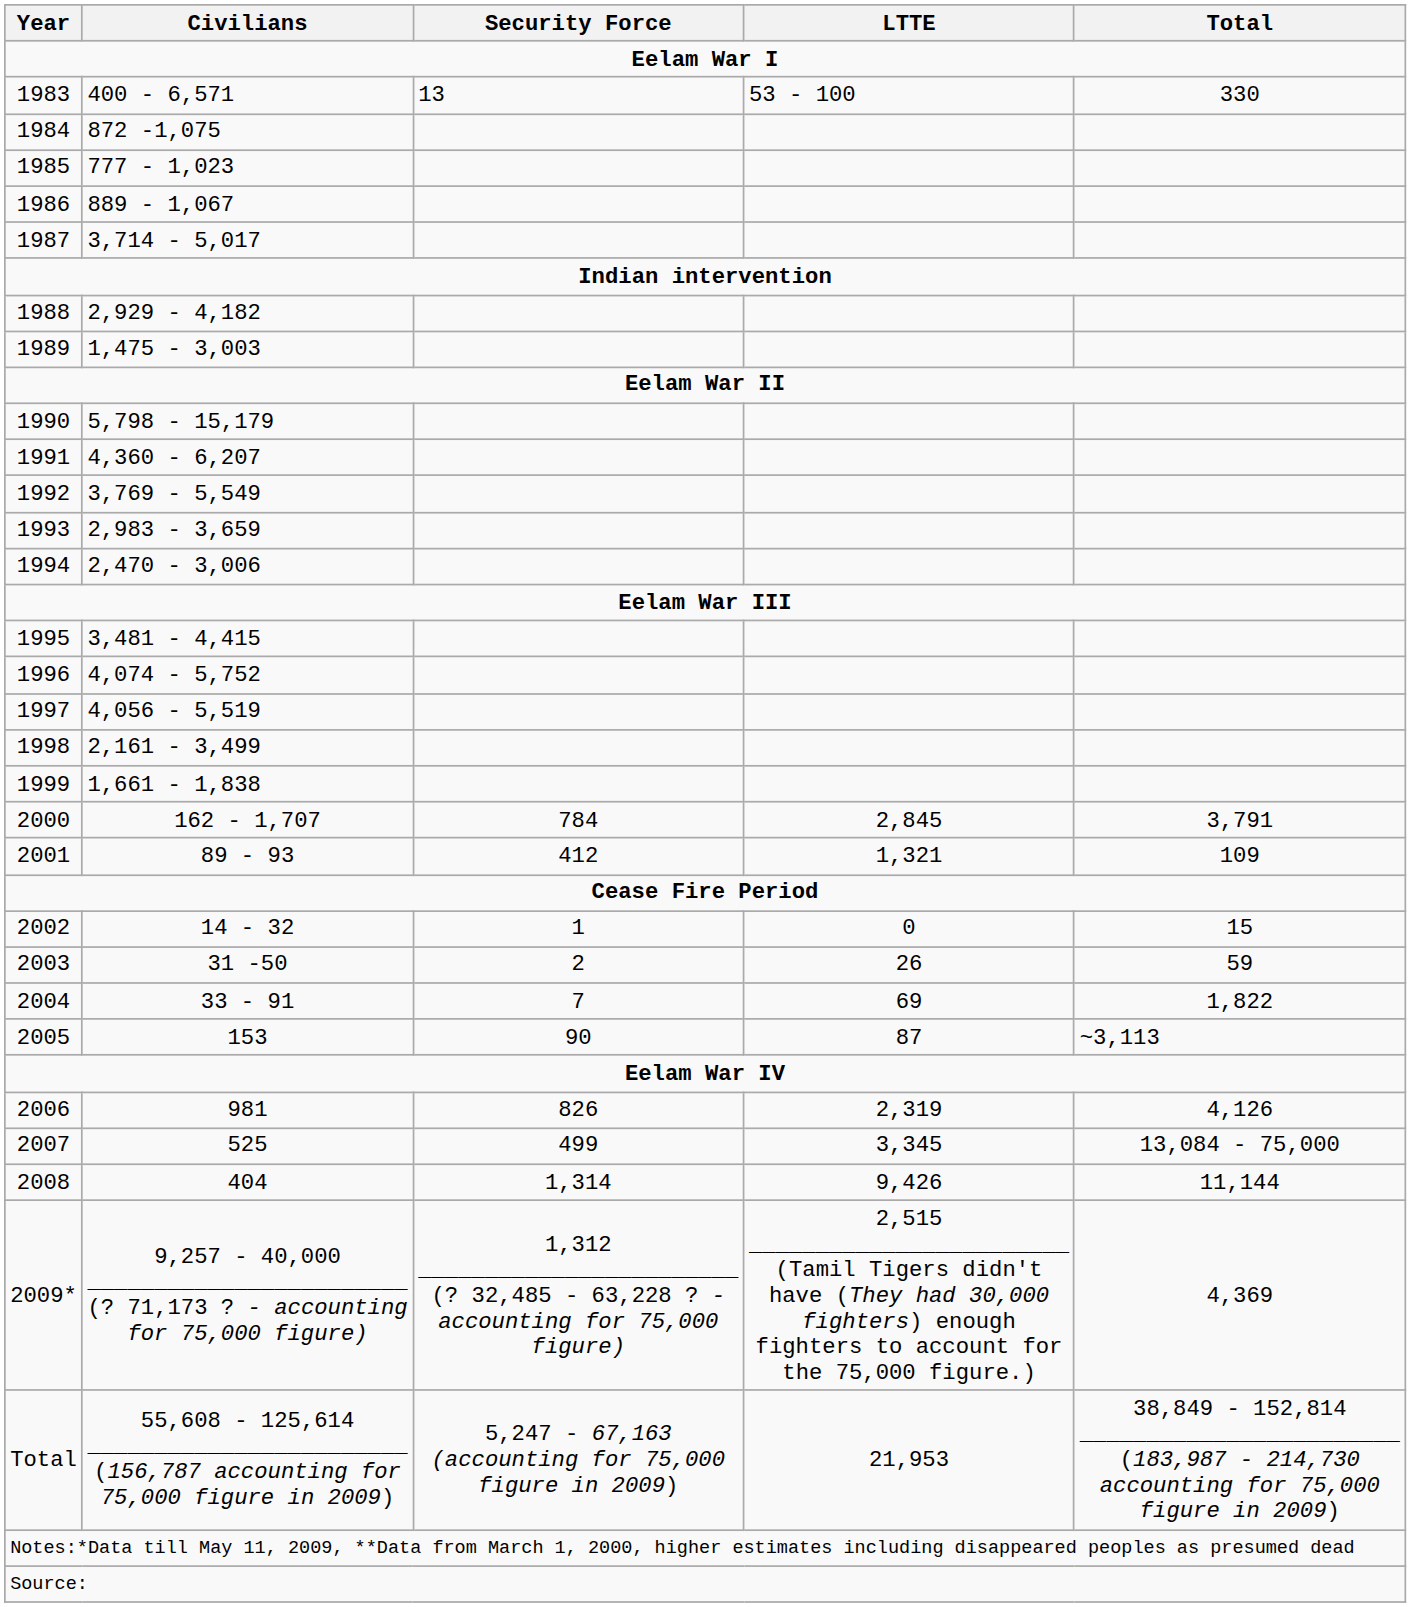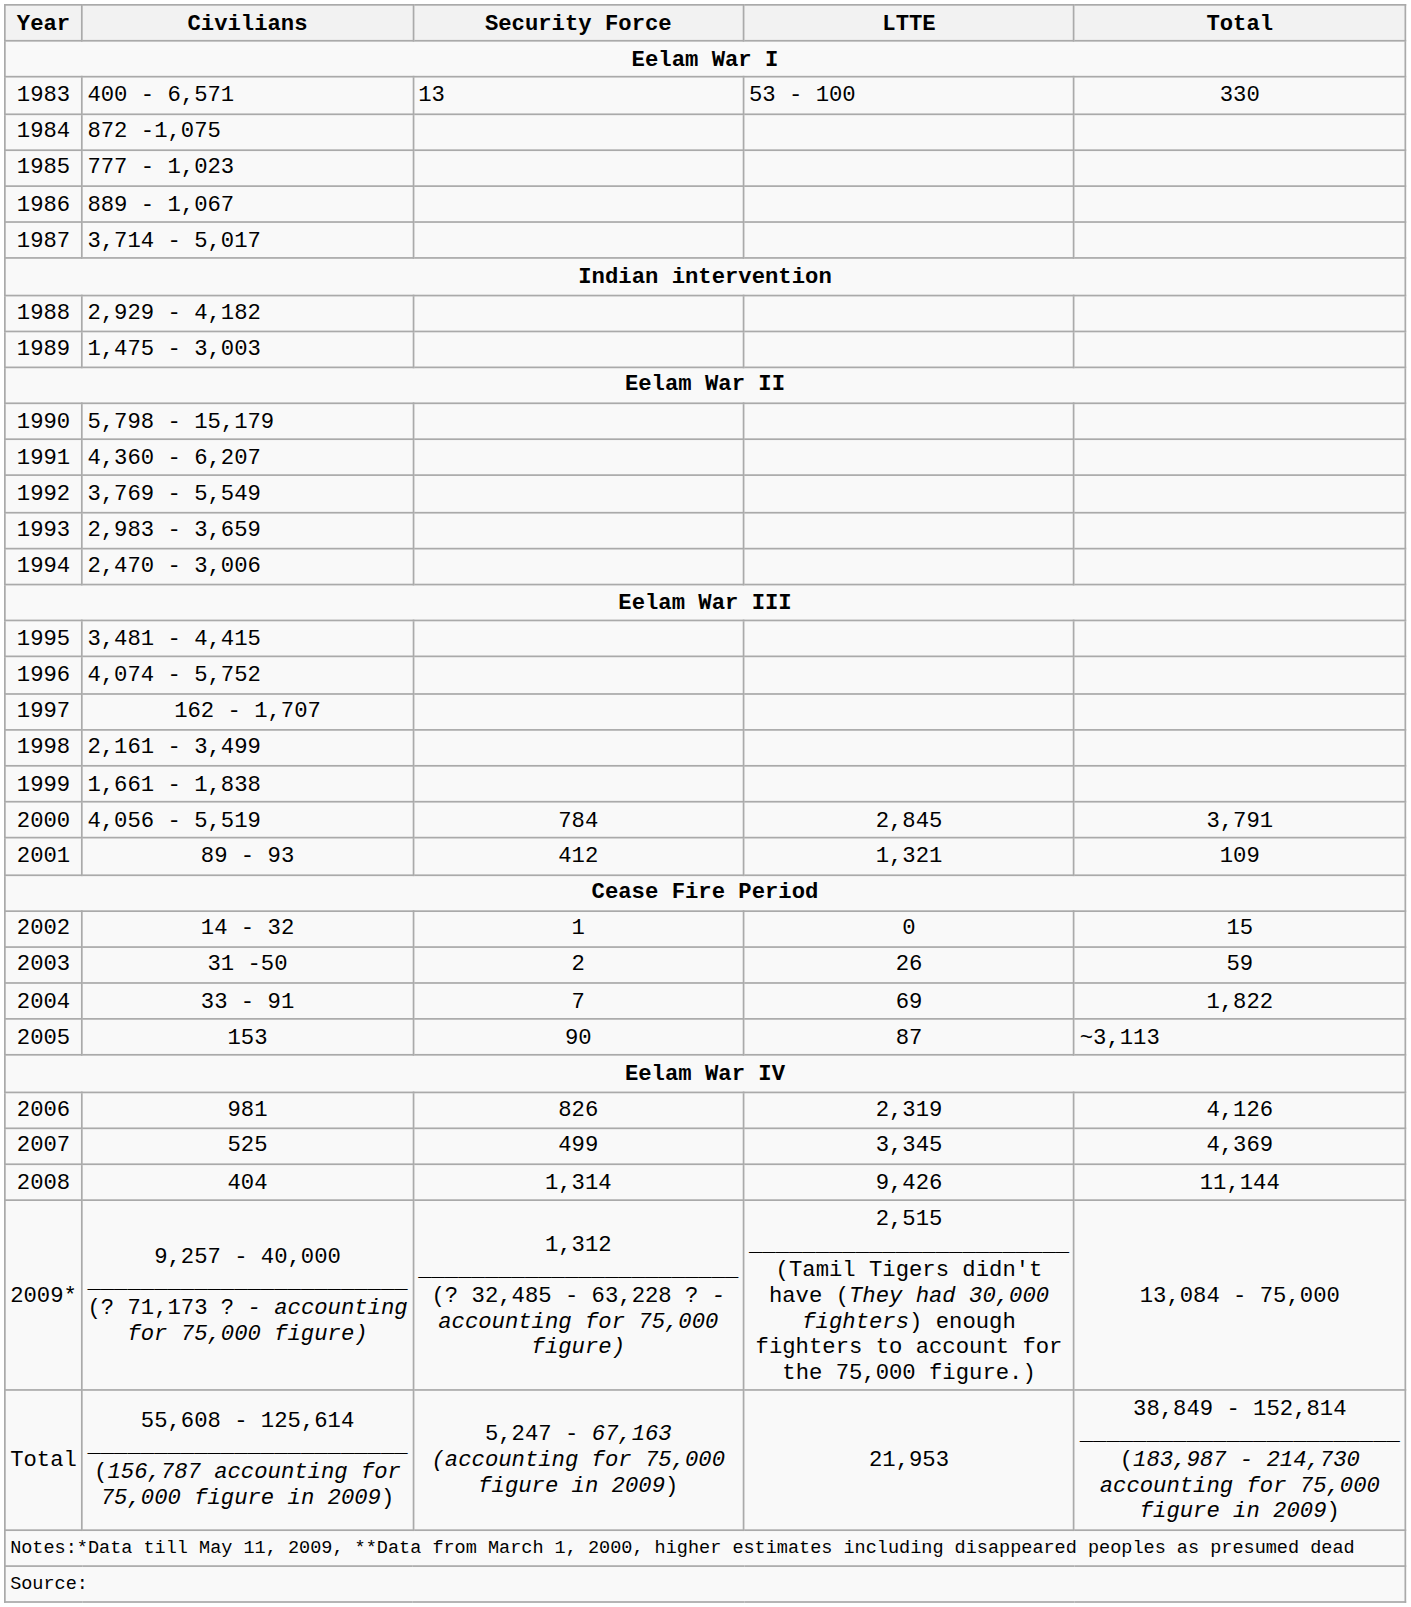(174, 711) 4,056 - 5,519 -> (248, 711) 162 - 1,707
(248, 820) 162 - 1,707 -> (174, 820) 4,056 - 5,519
(1240, 1146) 13,084 - 75,000 -> (1240, 1146) 4,369
(1240, 1296) 4,369 -> (1240, 1296) 13,084 - 75,000
